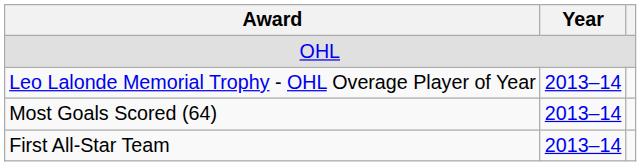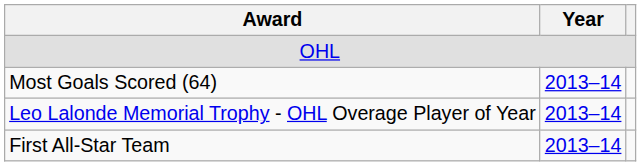rows swapped: (113, 113) <-> (272, 82)
